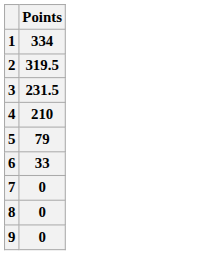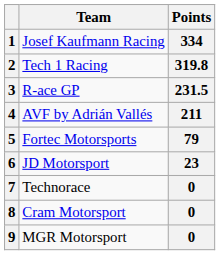+ column: (94, 17)
(42, 66) 319.5 -> (192, 66) 319.8
(42, 114) 210 -> (192, 114) 211
(42, 163) 33 -> (192, 163) 23
